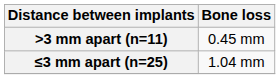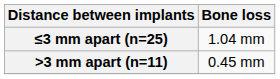rows swapped: (101, 62) <-> (101, 39)
